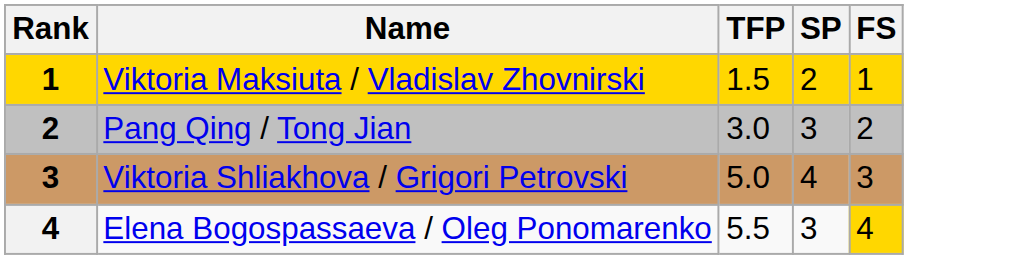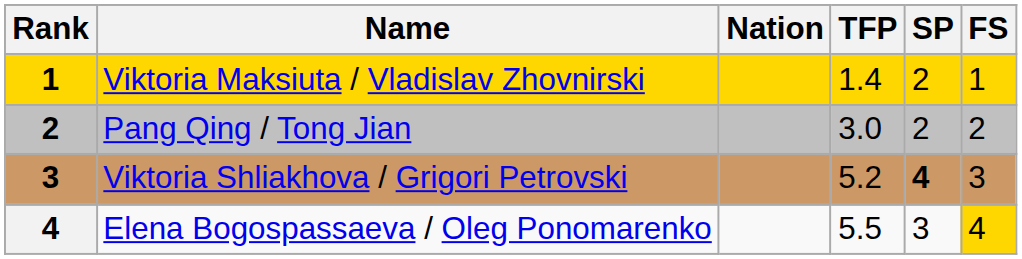+ column: (775, 29)
(748, 79) 1.5 -> (860, 79) 1.4
(809, 128) 3 -> (921, 128) 2
(748, 178) 5.0 -> (860, 178) 5.2
(809, 178) normal -> (921, 178) bold
